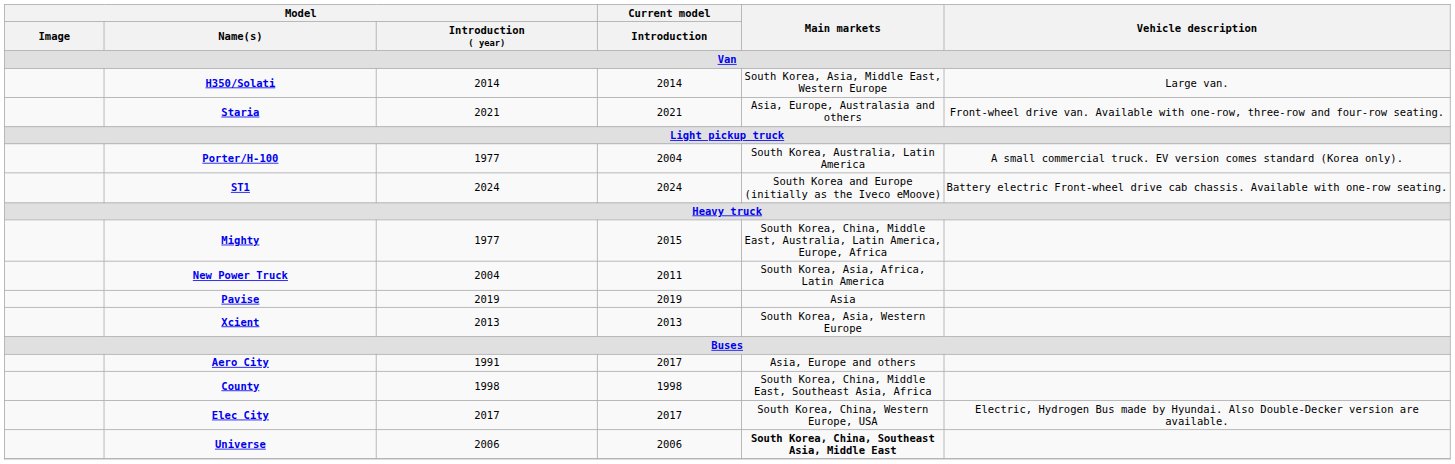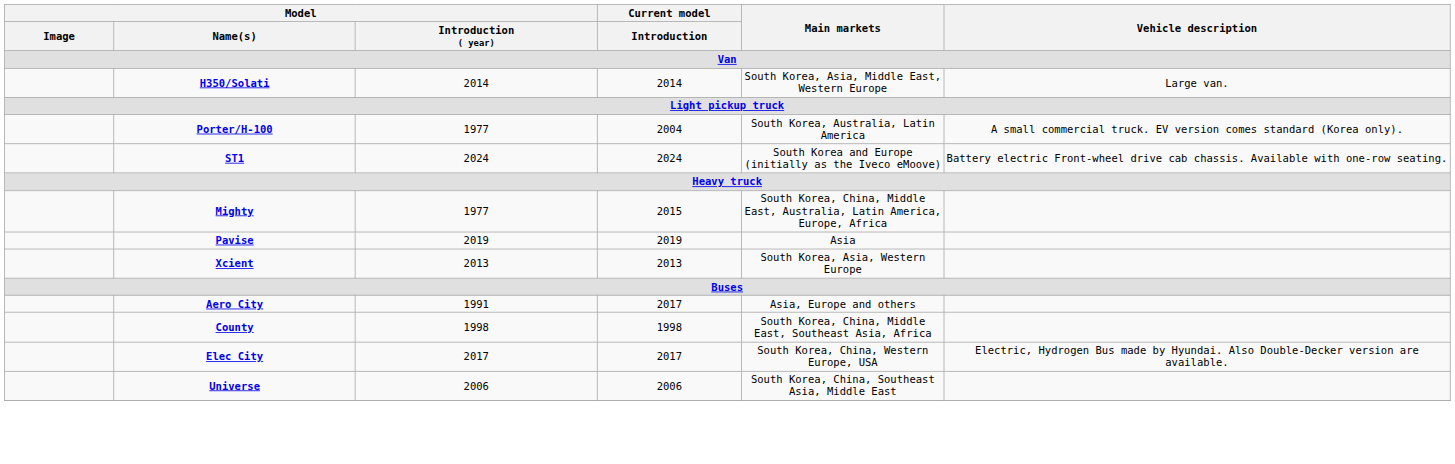- row: (240, 112)
- row: (240, 276)
(843, 444) bold -> (843, 386) normal
